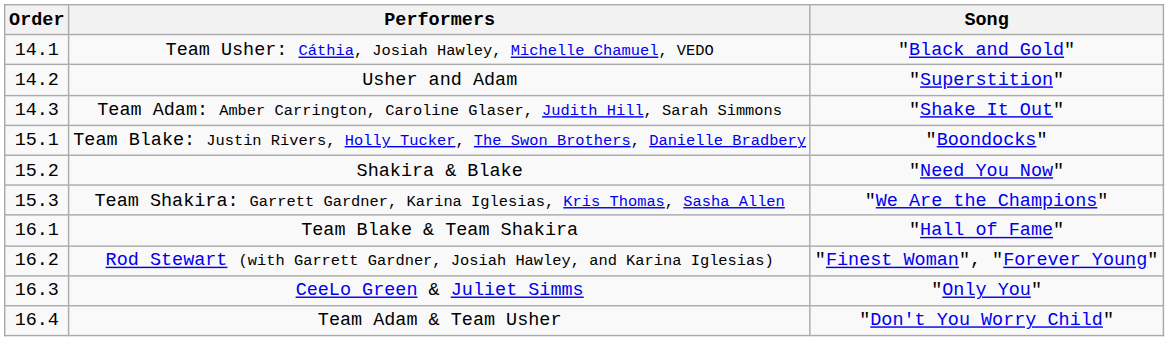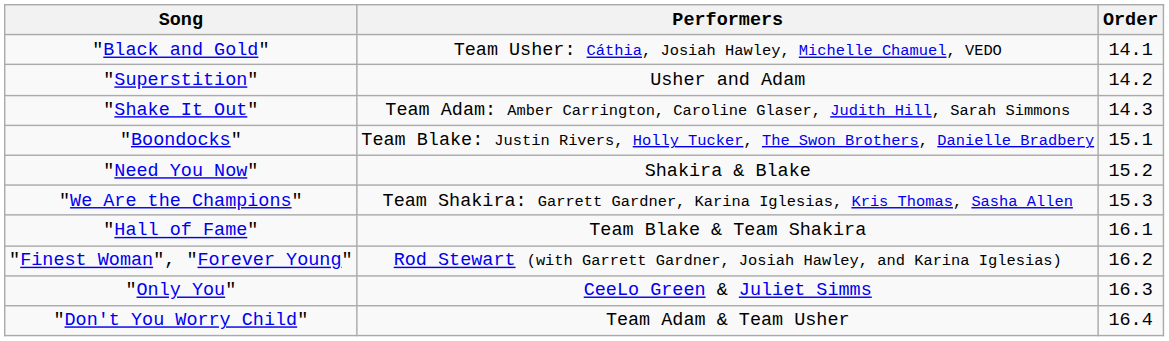columns swapped: (37, 20) <-> (987, 20)
